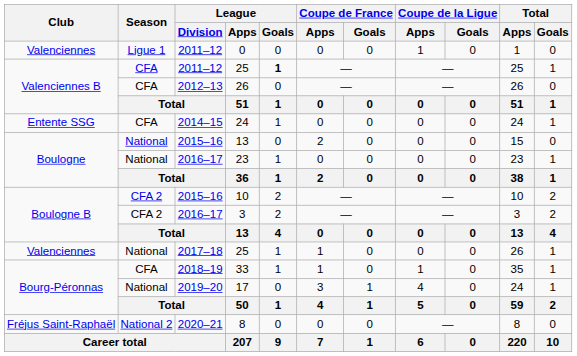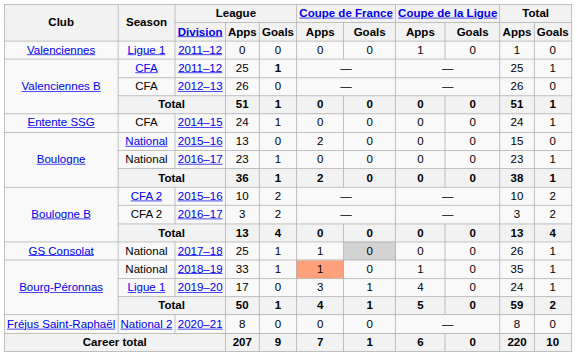(61, 251) Valenciennes -> (61, 251) GS Consolat
(370, 251) no background -> (370, 251) lightgrey background
(146, 269) CFA -> (146, 269) National
(320, 269) no background -> (320, 269) lightsalmon background
(146, 287) National -> (146, 287) Ligue 1
